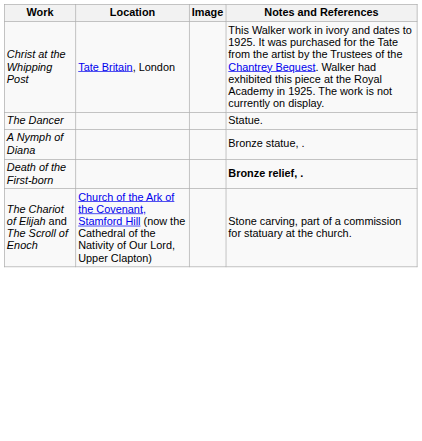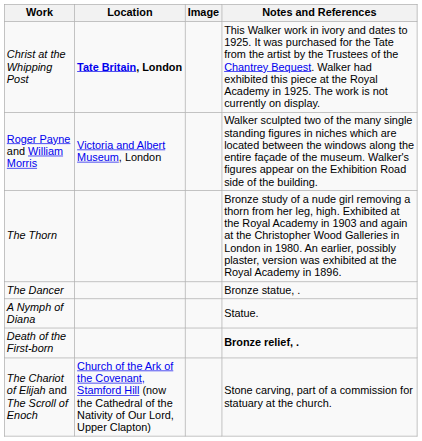(127, 67) normal -> (130, 67) bold
+ row: (39, 151)
+ row: (32, 236)
(246, 121) Statue. -> (262, 290) Bronze statue, .
(266, 144) Bronze statue, . -> (241, 313) Statue.
